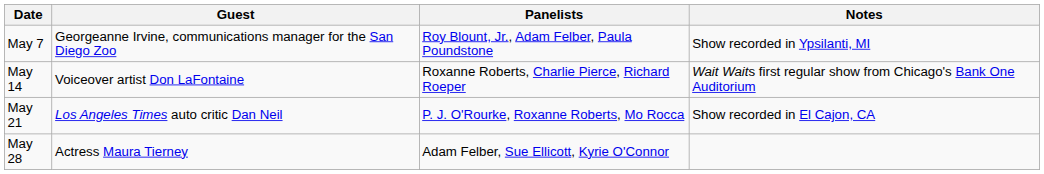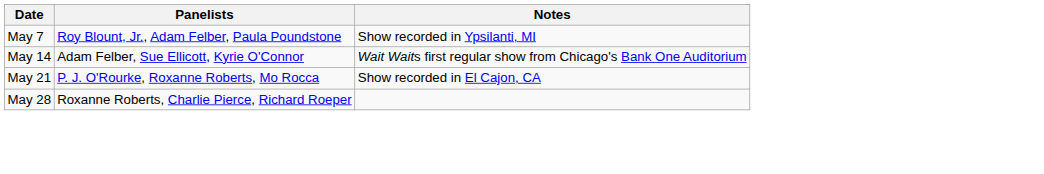- column: (236, 15)
(546, 79) Roxanne Roberts, Charlie Pierce, Richard Roeper -> (181, 57) Adam Felber, Sue Ellicott, Kyrie O'Connor
(546, 151) Adam Felber, Sue Ellicott, Kyrie O'Connor -> (204, 99) Roxanne Roberts, Charlie Pierce, Richard Roeper
